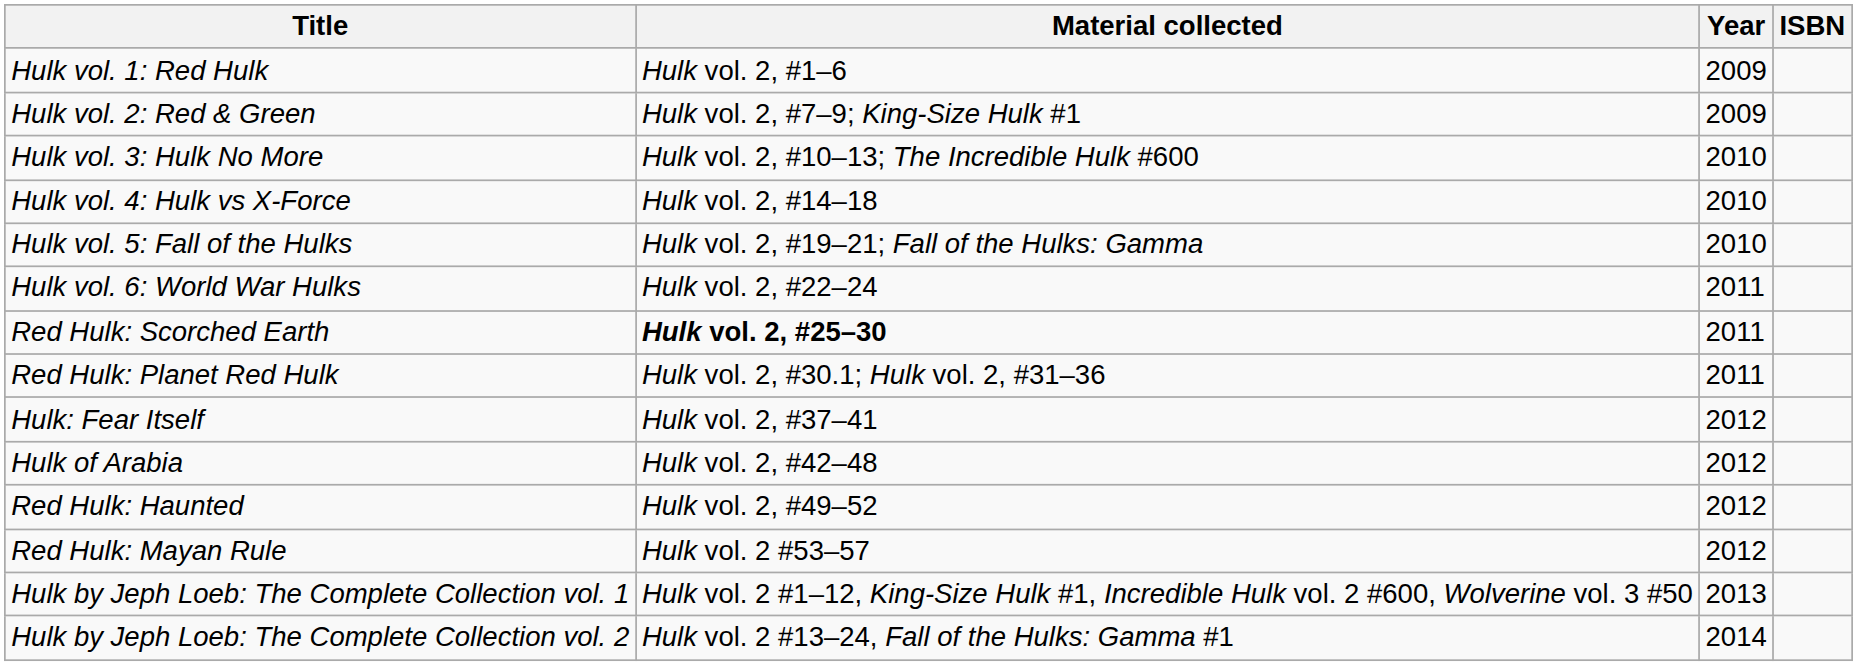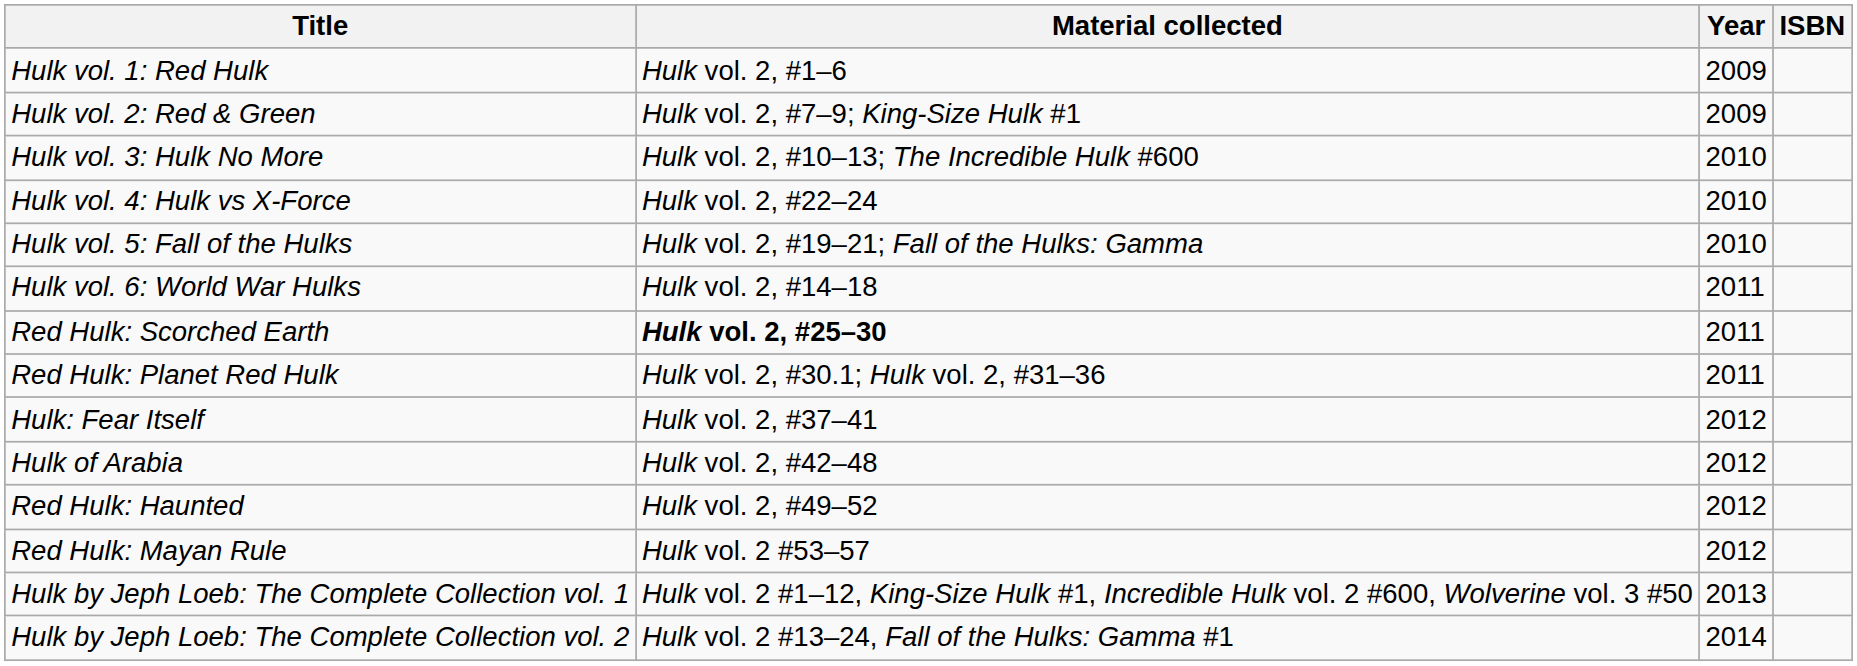(760, 200) Hulk vol. 2, #14–18 -> (760, 200) Hulk vol. 2, #22–24
(760, 288) Hulk vol. 2, #22–24 -> (760, 288) Hulk vol. 2, #14–18
